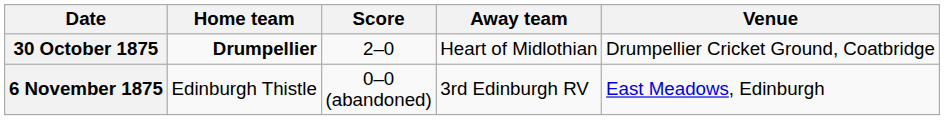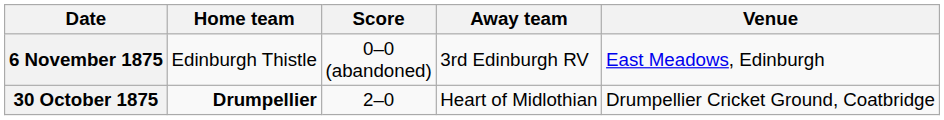rows swapped: (86, 49) <-> (86, 89)
